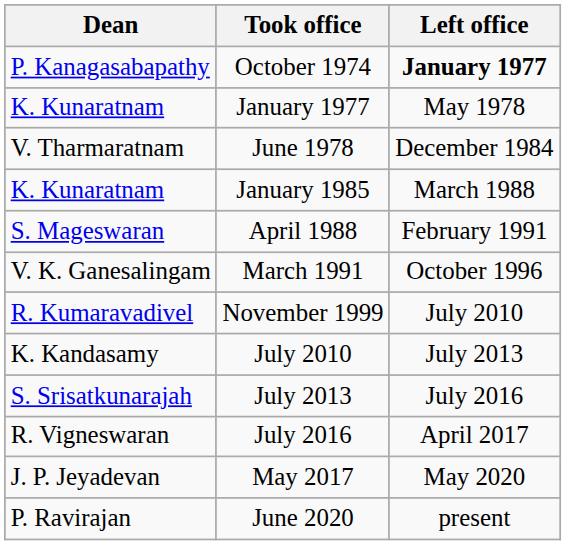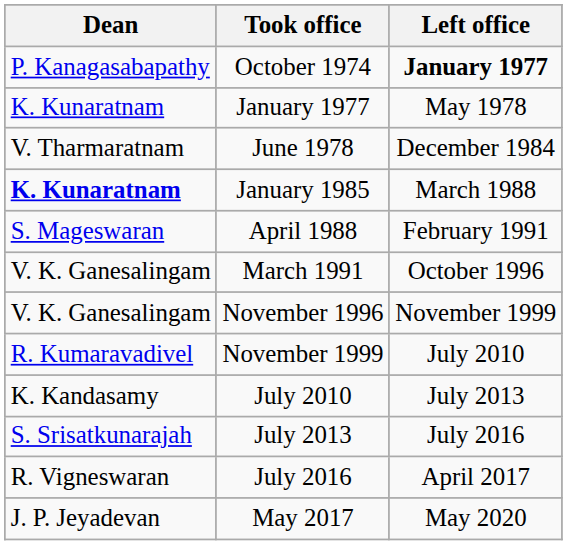(87, 189) normal -> (96, 189) bold
+ row: (303, 313)
- row: (303, 518)
